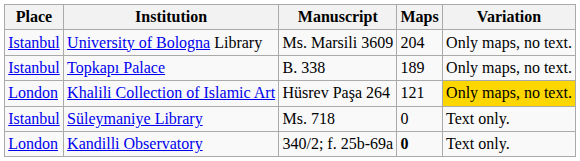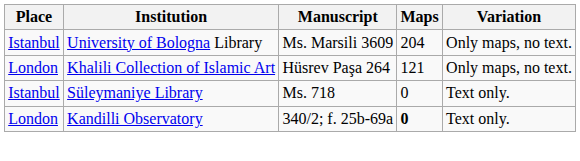- row: (116, 67)
(509, 93) gold background -> (509, 67) no background
